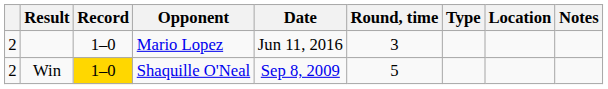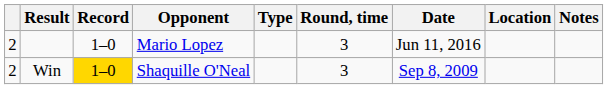columns swapped: (463, 17) <-> (300, 17)
(394, 70) 5 -> (344, 70) 3
